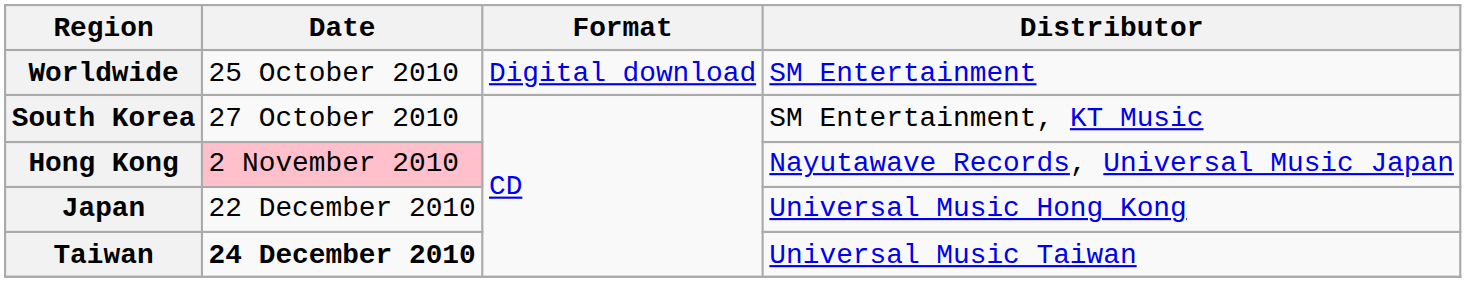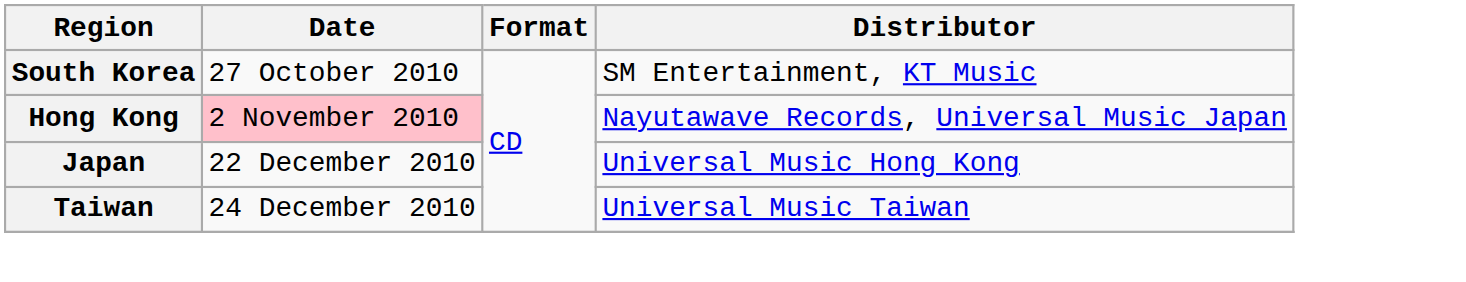- row: (104, 73)
(342, 254) bold -> (342, 209) normal
